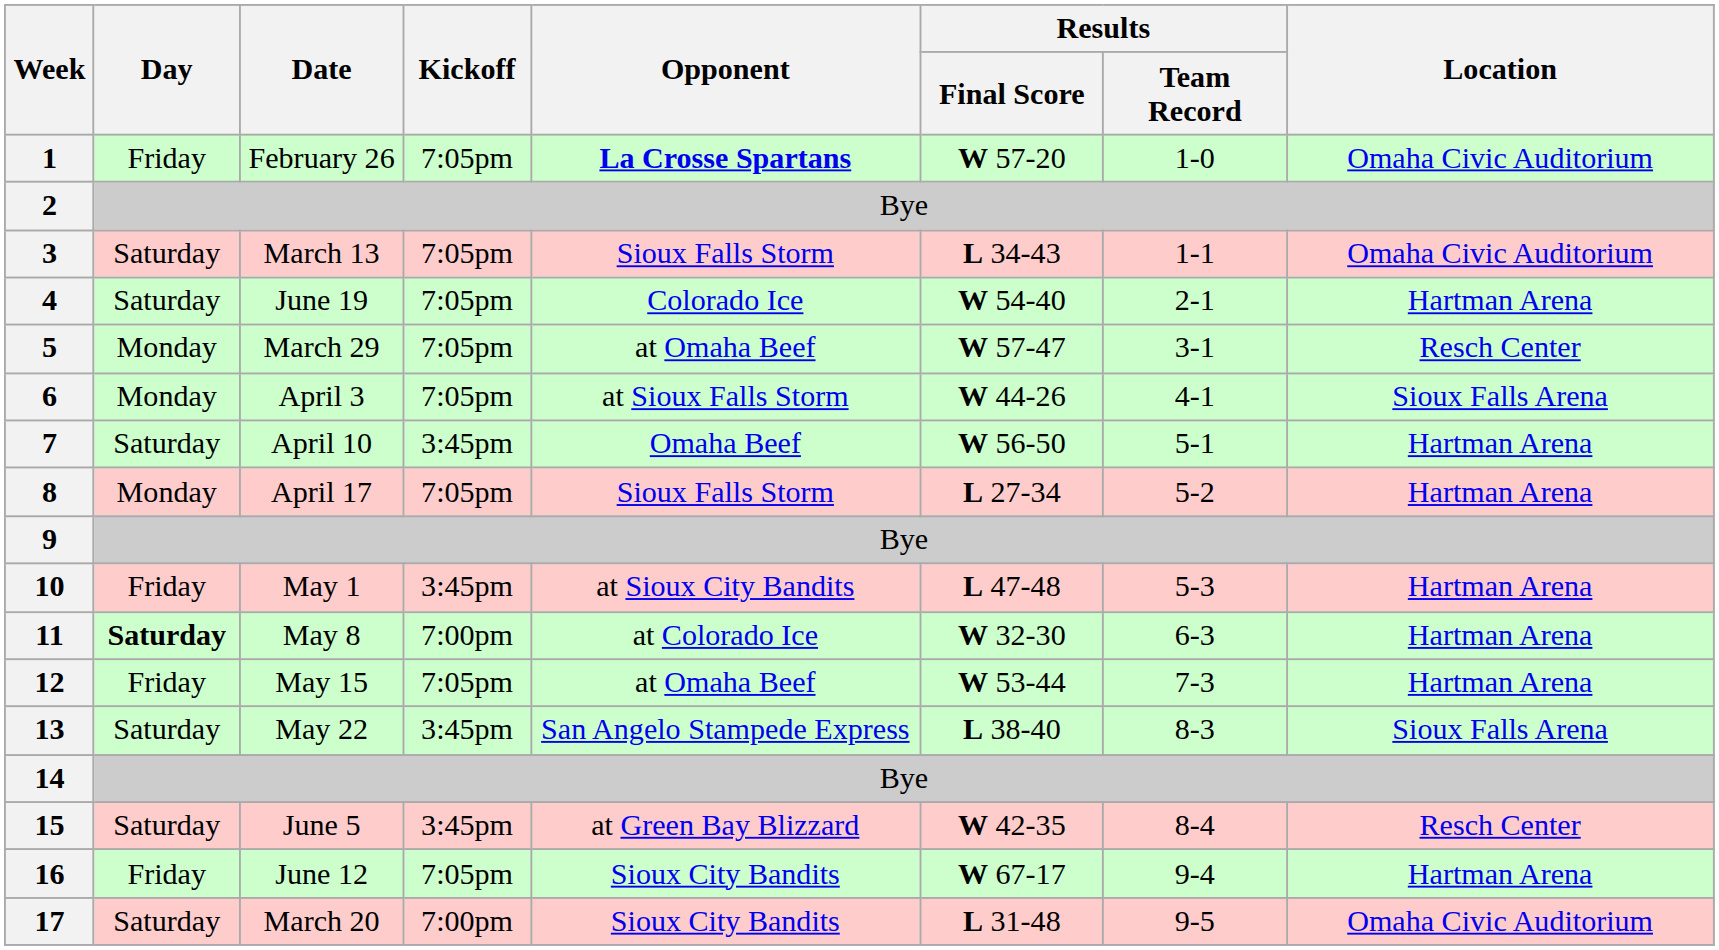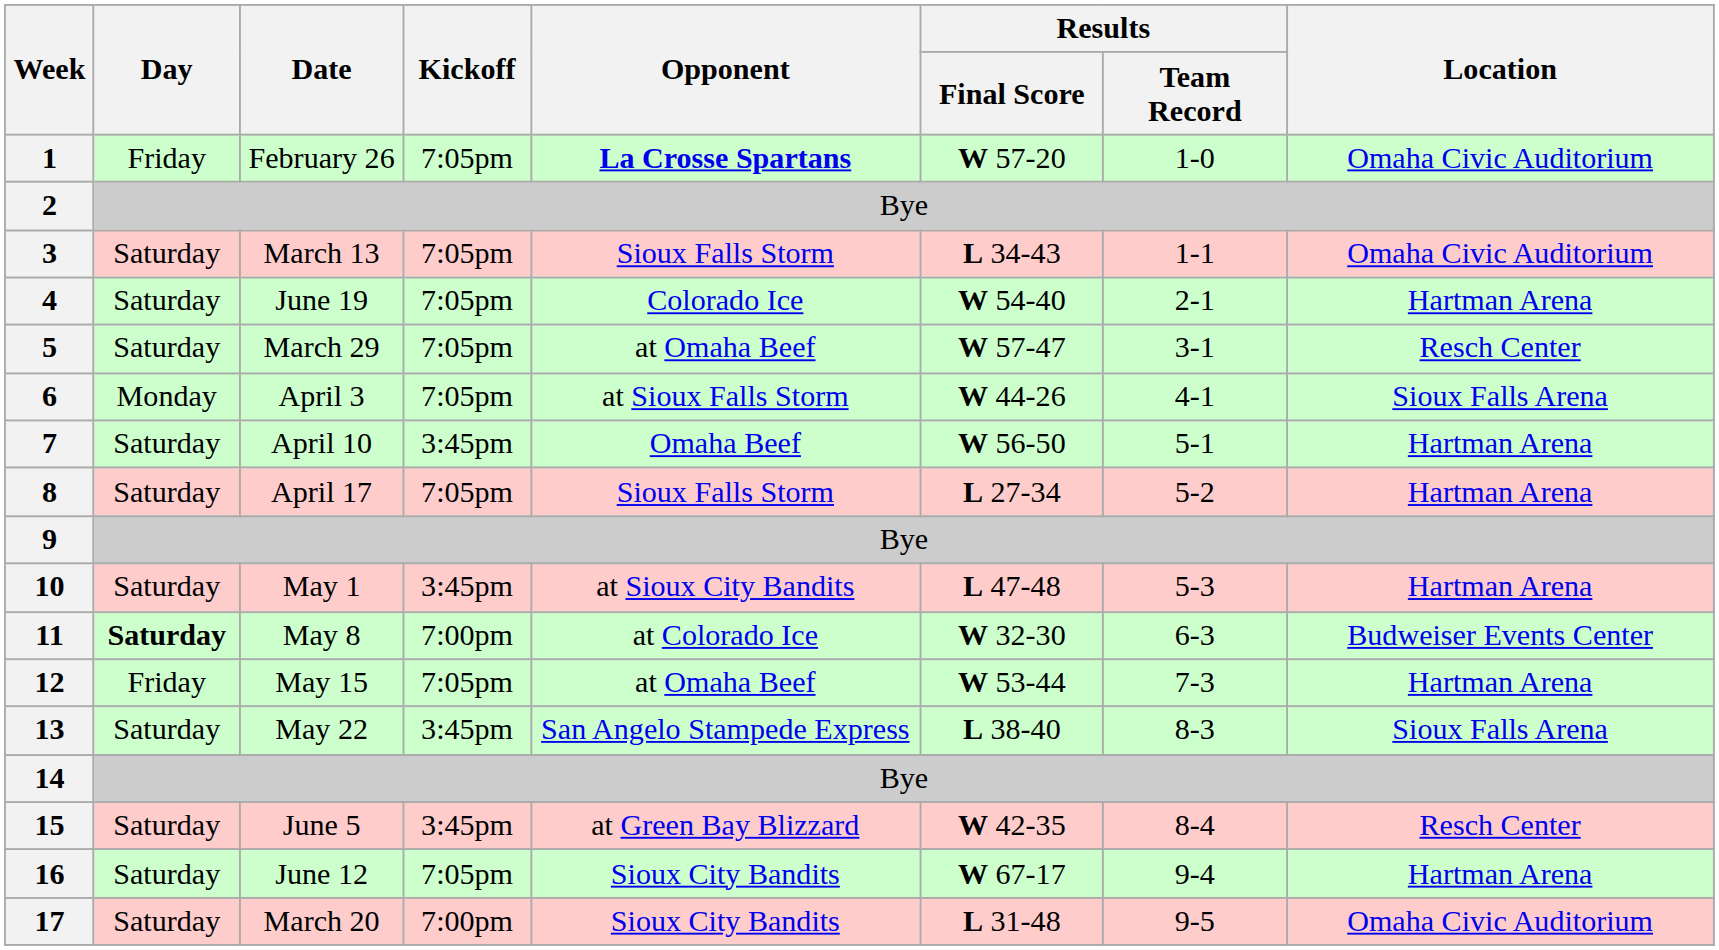(167, 348) Monday -> (167, 348) Saturday
(167, 491) Monday -> (167, 491) Saturday
(167, 586) Friday -> (167, 586) Saturday
(1500, 634) Hartman Arena -> (1500, 634) Budweiser Events Center
(167, 873) Friday -> (167, 873) Saturday
